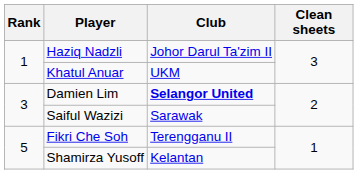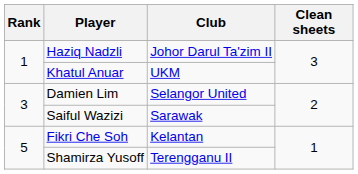(202, 94) bold -> (198, 94) normal
(191, 136) Terengganu II -> (177, 136) Kelantan
(177, 158) Kelantan -> (191, 158) Terengganu II
